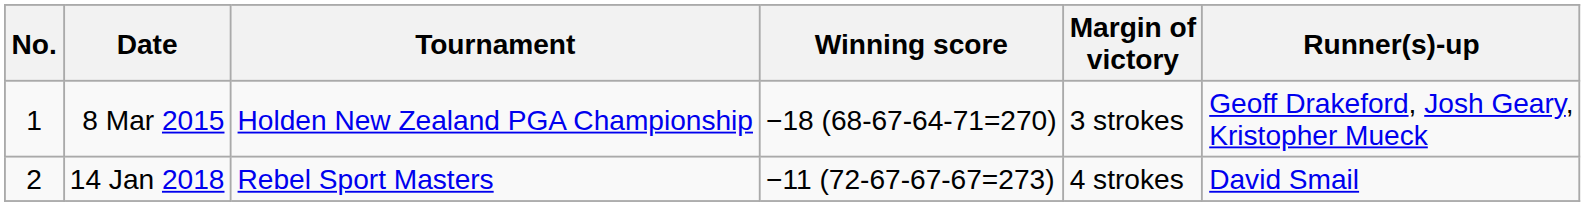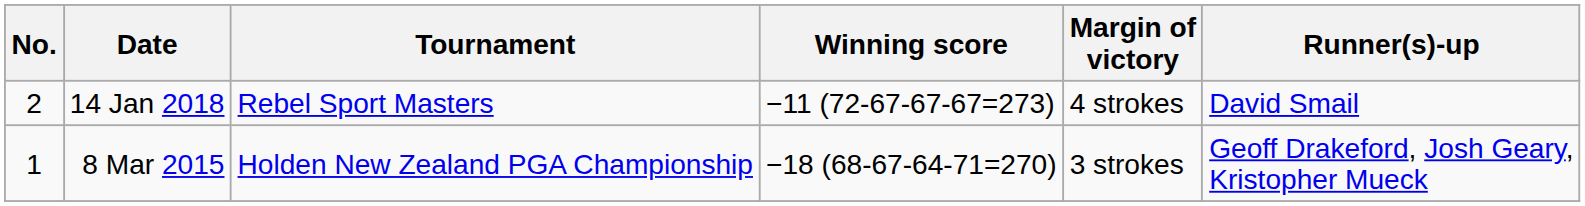rows swapped: (153, 119) <-> (147, 179)
